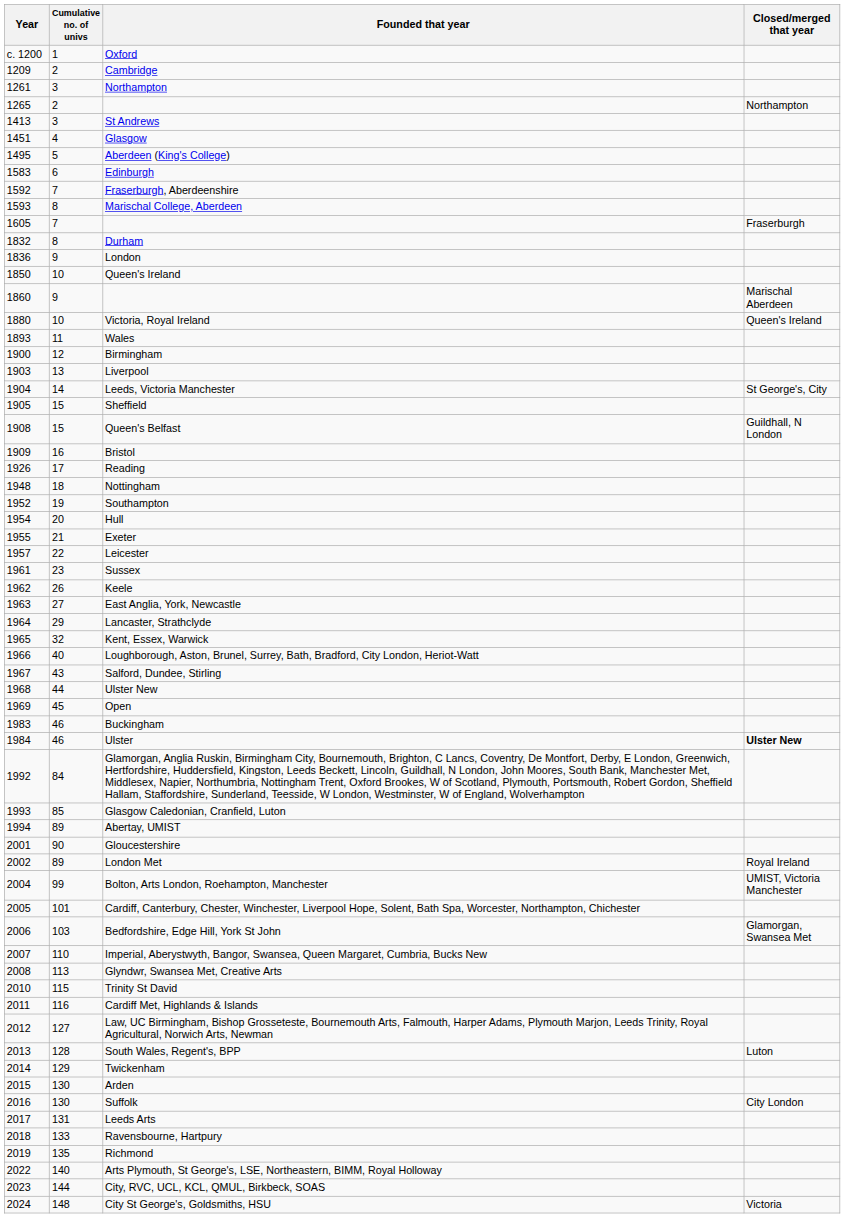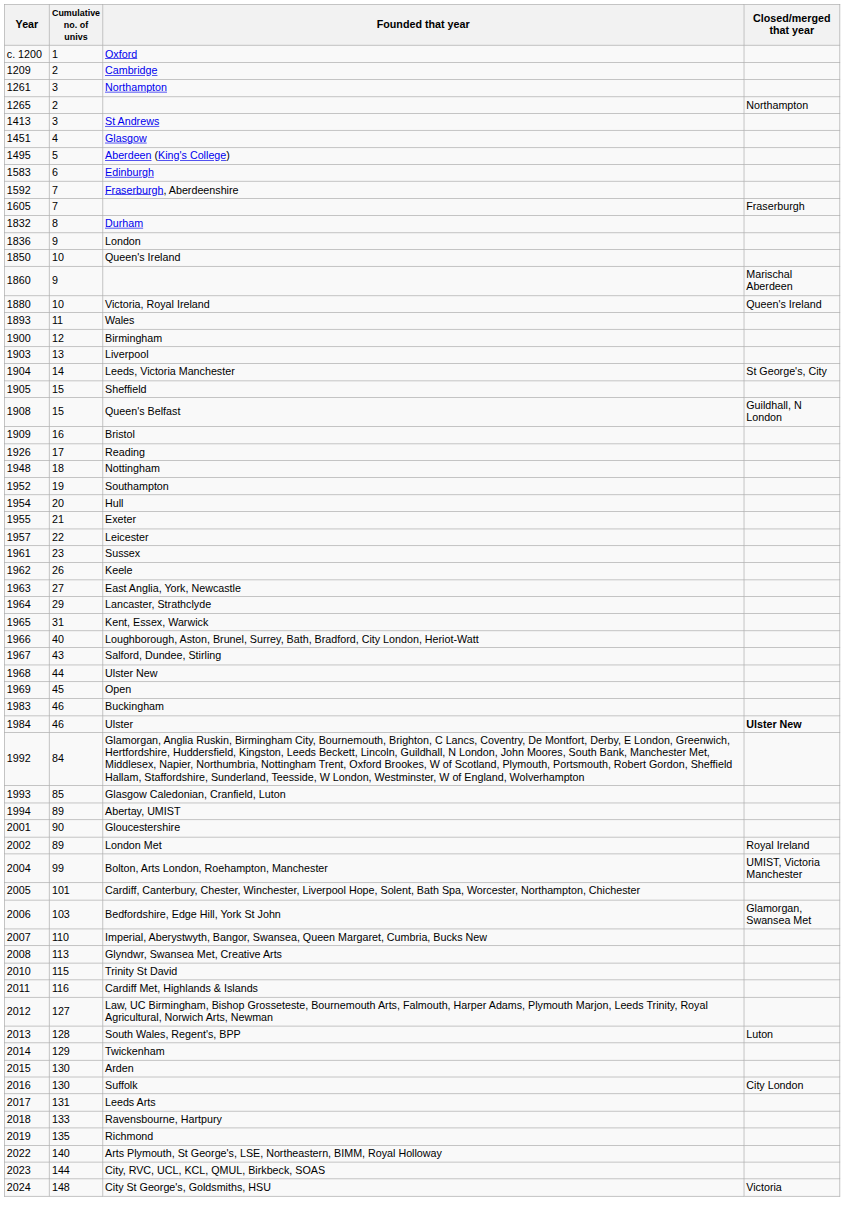- row: (19, 207)
(58, 639) 32 -> (58, 622) 31
